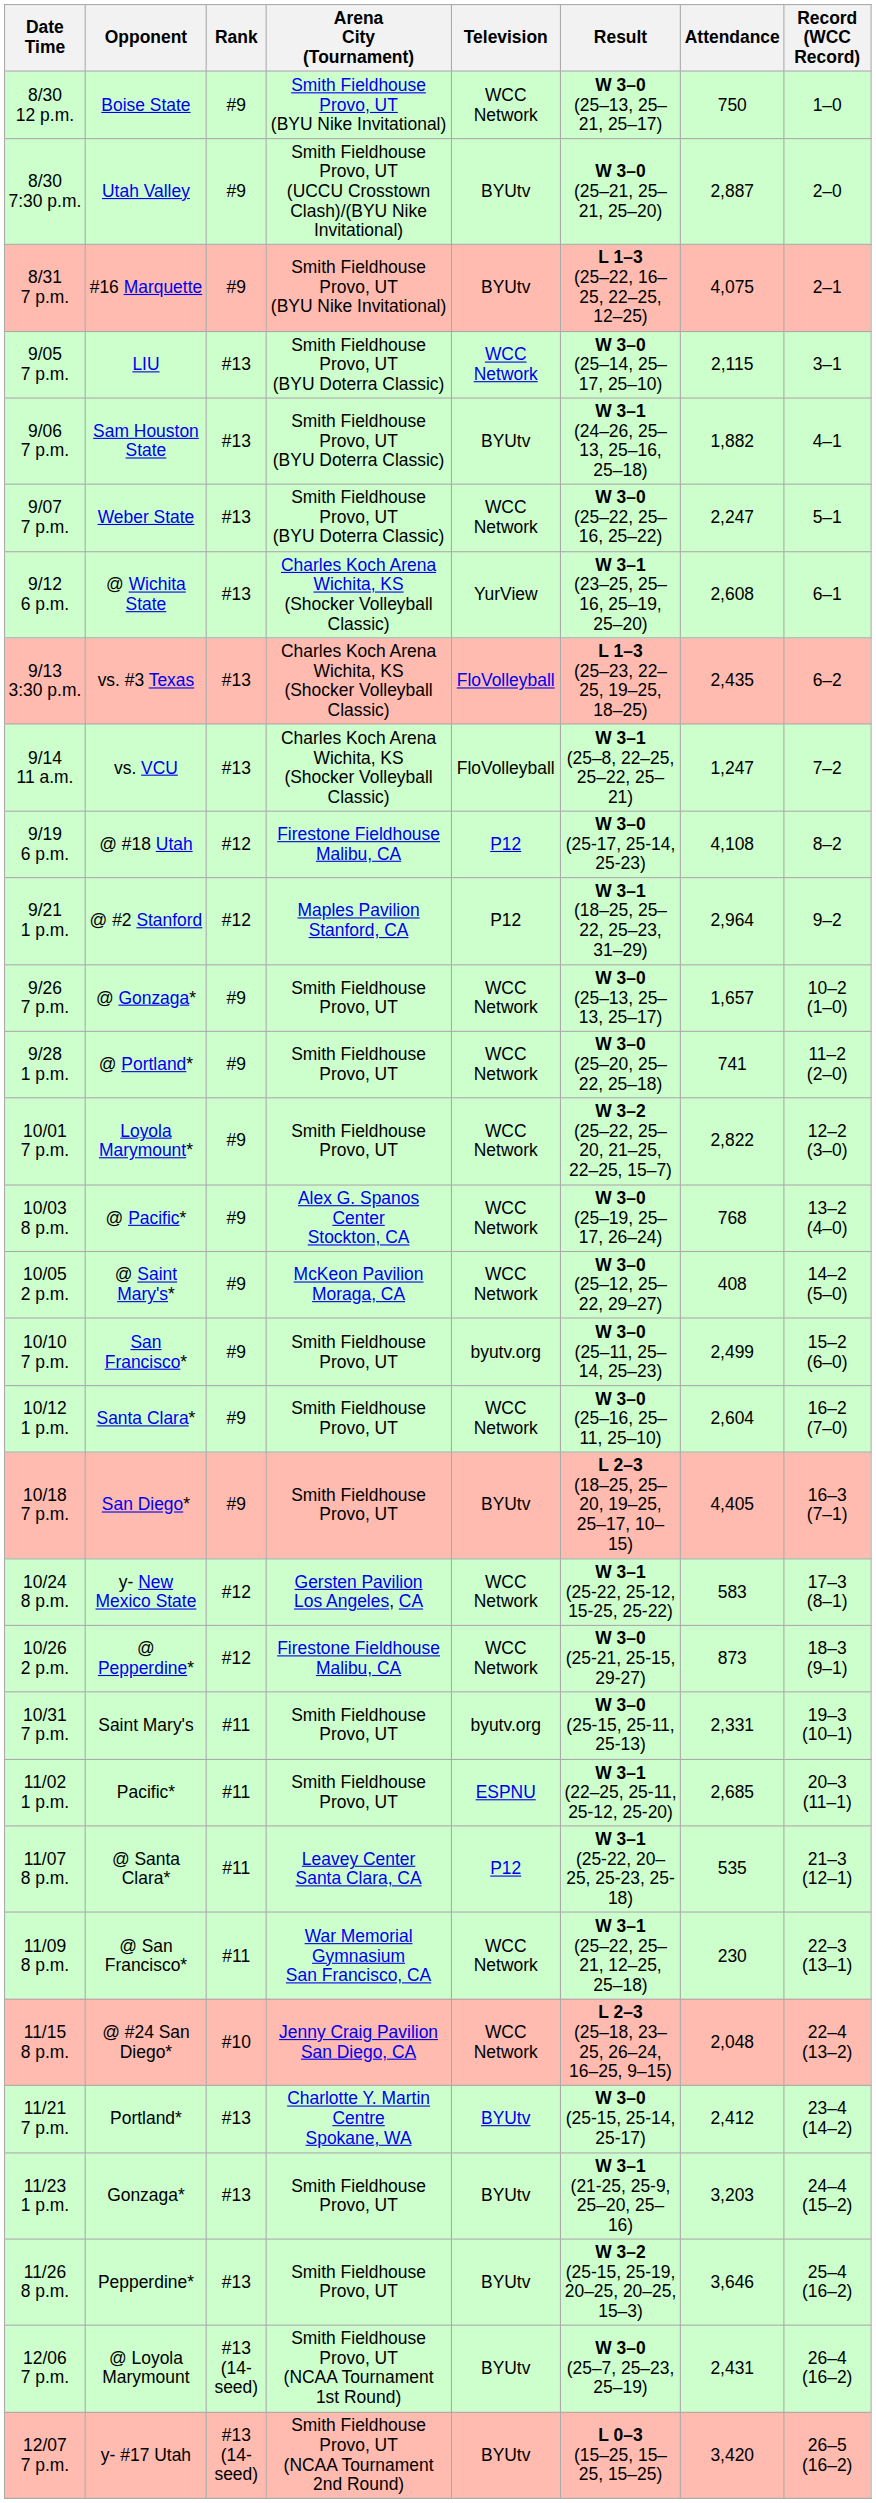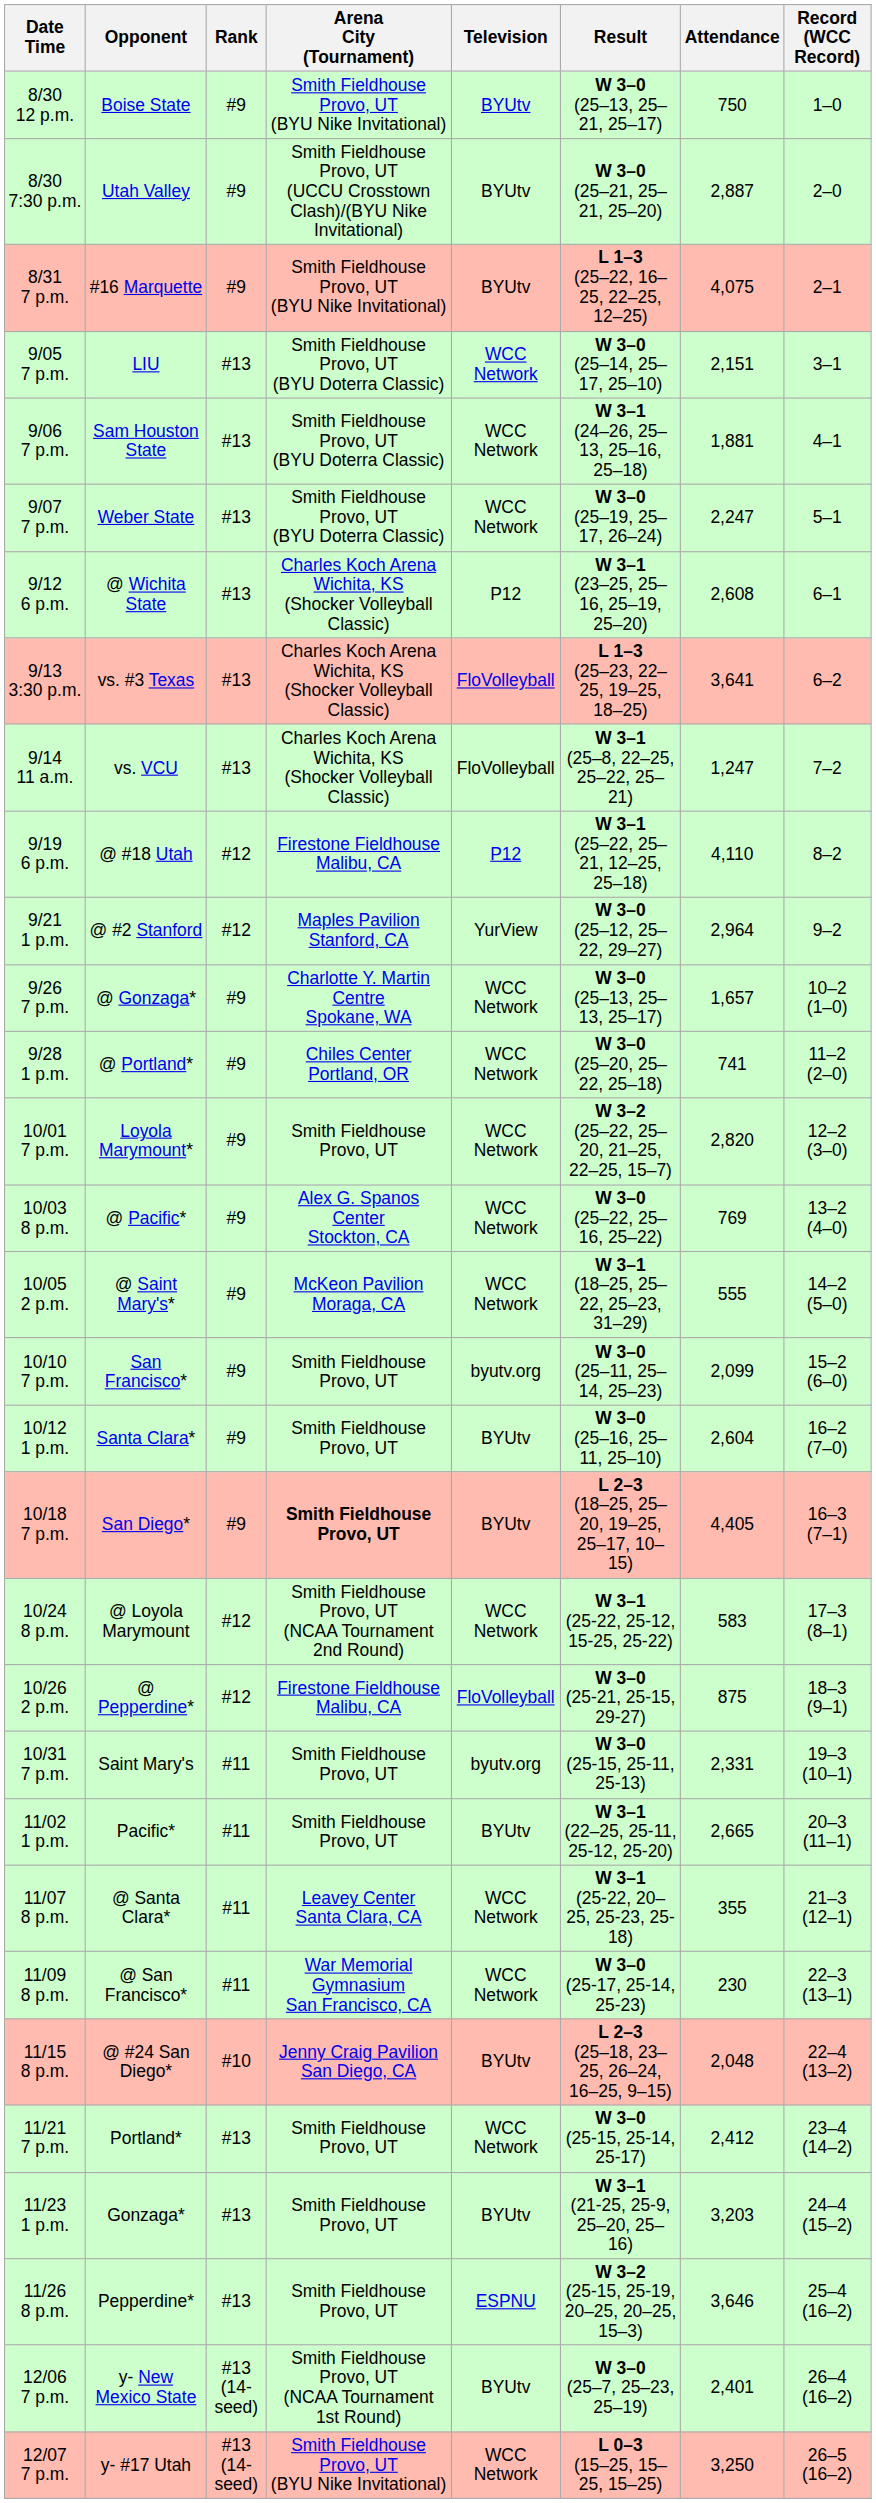(506, 104) WCC Network -> (506, 104) BYUtv
(732, 364) 2,115 -> (732, 364) 2,151
(506, 441) BYUtv -> (506, 441) WCC Network
(732, 441) 1,882 -> (732, 441) 1,881
(620, 517) W 3–0 (25–22, 25–16, 25–22) -> (620, 517) W 3–0 (25–19, 25–17, 26–24)
(506, 594) YurView -> (506, 594) P12
(732, 681) 2,435 -> (732, 681) 3,641
(621, 844) W 3–0 (25-17, 25-14, 25-23) -> (620, 854) W 3–1 (25–22, 25–21, 12–25, 25–18)
(732, 844) 4,108 -> (732, 854) 4,110
(506, 920) P12 -> (506, 930) YurView
(620, 920) W 3–1 (18–25, 25–22, 25–23, 31–29) -> (620, 930) W 3–0 (25–12, 25–22, 29–27)
(359, 997) Smith Fieldhouse Provo, UT -> (359, 997) Charlotte Y. Martin Centre Spokane, WA
(359, 1064) Smith Fieldhouse Provo, UT -> (359, 1064) Chiles Center Portland, OR
(732, 1141) 2,822 -> (732, 1141) 2,820
(620, 1218) W 3–0 (25–19, 25–17, 26–24) -> (620, 1218) W 3–0 (25–22, 25–16, 25–22)
(732, 1218) 768 -> (732, 1218) 769
(620, 1284) W 3–0 (25–12, 25–22, 29–27) -> (620, 1294) W 3–1 (18–25, 25–22, 25–23, 31–29)
(732, 1284) 408 -> (732, 1294) 555
(732, 1351) 2,499 -> (732, 1371) 2,099
(506, 1418) WCC Network -> (506, 1438) BYUtv
(359, 1505) normal -> (359, 1524) bold
(146, 1591) y- New Mexico State -> (146, 1621) @ Loyola Marymount
(359, 1591) Gersten Pavilion Los Angeles, CA -> (359, 1621) Smith Fieldhouse Provo, UT (NCAA Tournament 2nd Round)
(506, 1658) WCC Network -> (506, 1697) FloVolleyball
(732, 1658) 873 -> (732, 1697) 875
(506, 1792) ESPNU -> (506, 1831) BYUtv
(732, 1792) 2,685 -> (732, 1831) 2,665
(506, 1869) P12 -> (506, 1908) WCC Network
(732, 1869) 535 -> (732, 1908) 355
(620, 1955) W 3–1 (25–22, 25–21, 12–25, 25–18) -> (621, 1985) W 3–0 (25-17, 25-14, 25-23)
(506, 2042) WCC Network -> (506, 2061) BYUtv
(359, 2118) Charlotte Y. Martin Centre Spokane, WA -> (359, 2138) Smith Fieldhouse Provo, UT
(506, 2118) BYUtv -> (506, 2138) WCC Network
(506, 2282) BYUtv -> (506, 2301) ESPNU
(146, 2368) @ Loyola Marymount -> (146, 2388) y- New Mexico State
(732, 2368) 2,431 -> (732, 2388) 2,401
(359, 2455) Smith Fieldhouse Provo, UT (NCAA Tournament 2nd Round) -> (359, 2464) Smith Fieldhouse Provo, UT (BYU Nike Invitational)
(506, 2455) BYUtv -> (506, 2464) WCC Network
(732, 2455) 3,420 -> (732, 2464) 3,250
